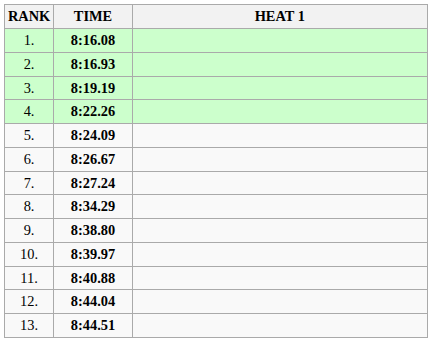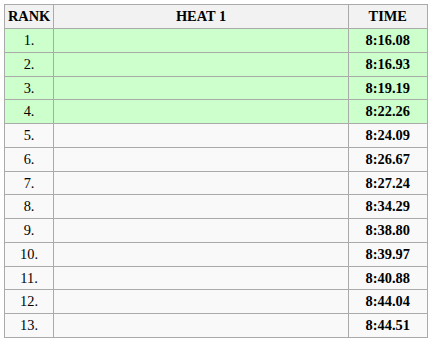columns swapped: (280, 16) <-> (93, 16)
